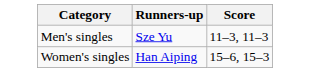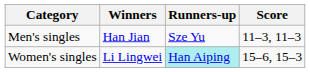+ column: (132, 15)
(166, 57) no background -> (199, 57) paleturquoise background
